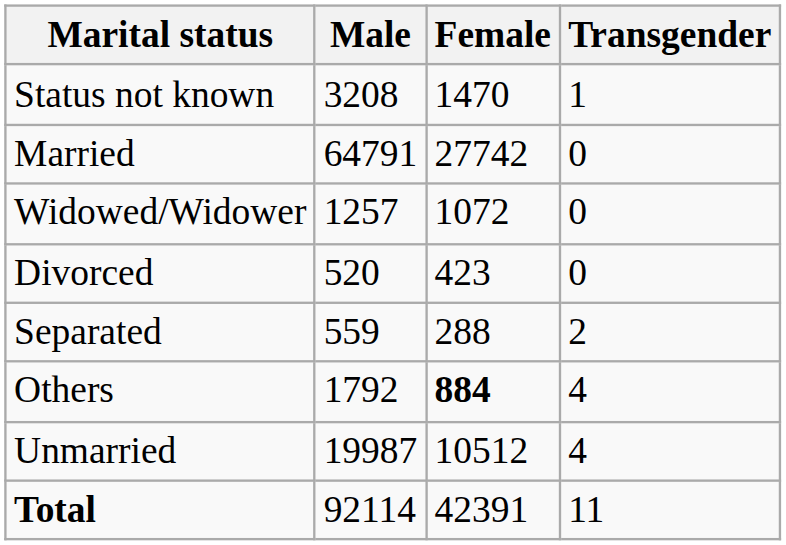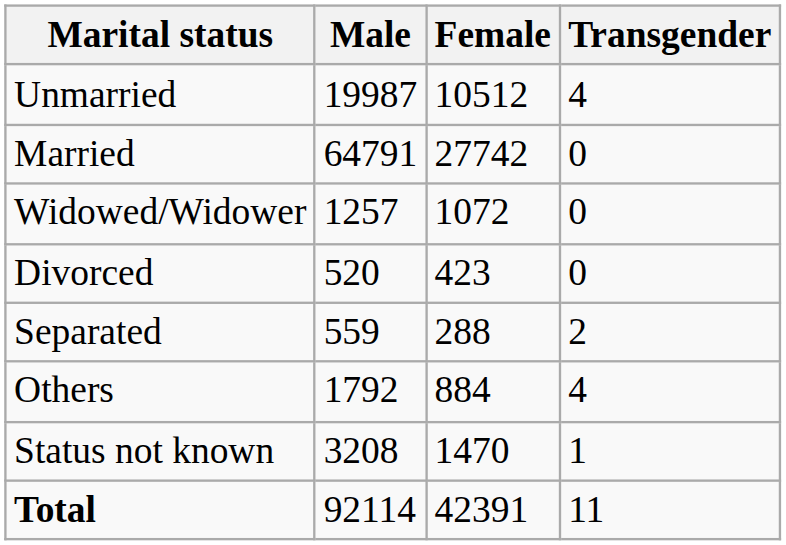rows swapped: (95, 450) <-> (144, 94)
(463, 390) bold -> (463, 390) normal
